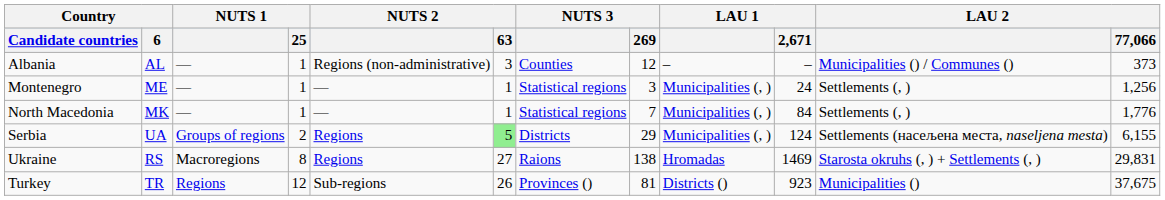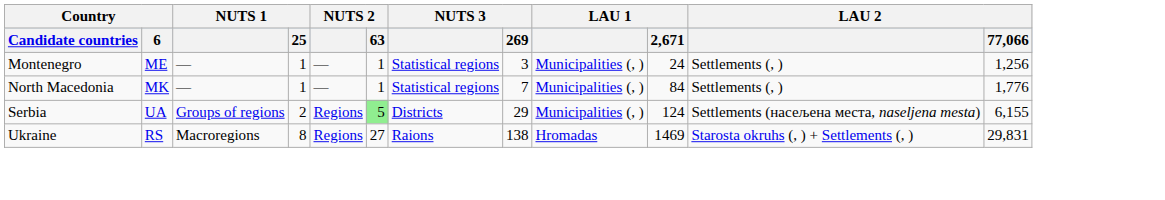- row: (32, 64)
- row: (29, 183)
